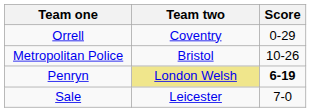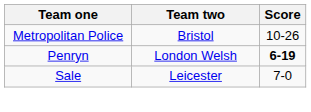- row: (68, 35)
(196, 76) khaki background -> (196, 55) no background
